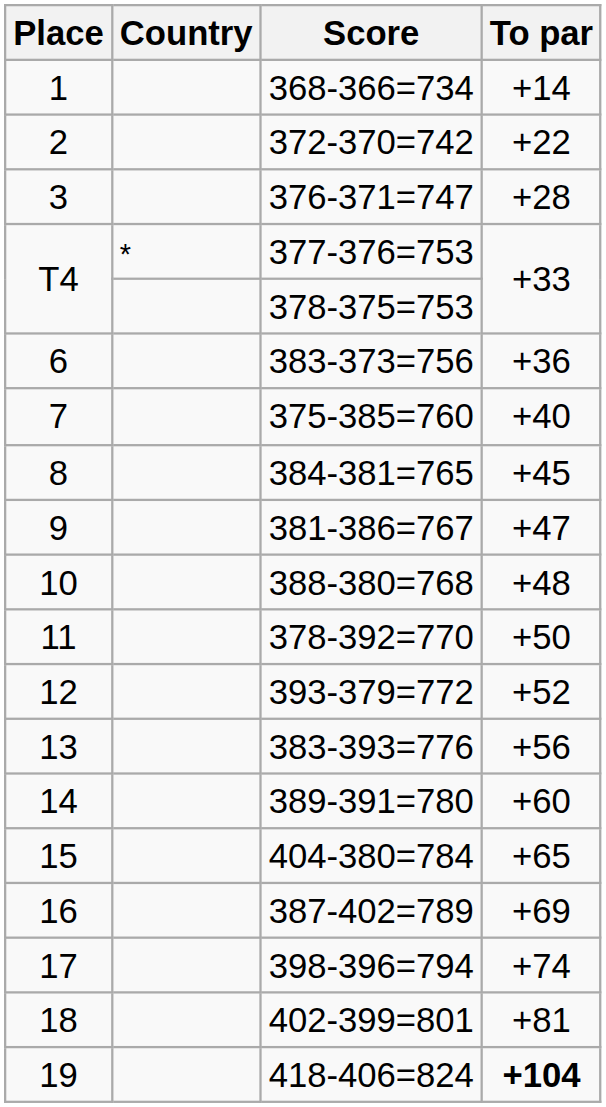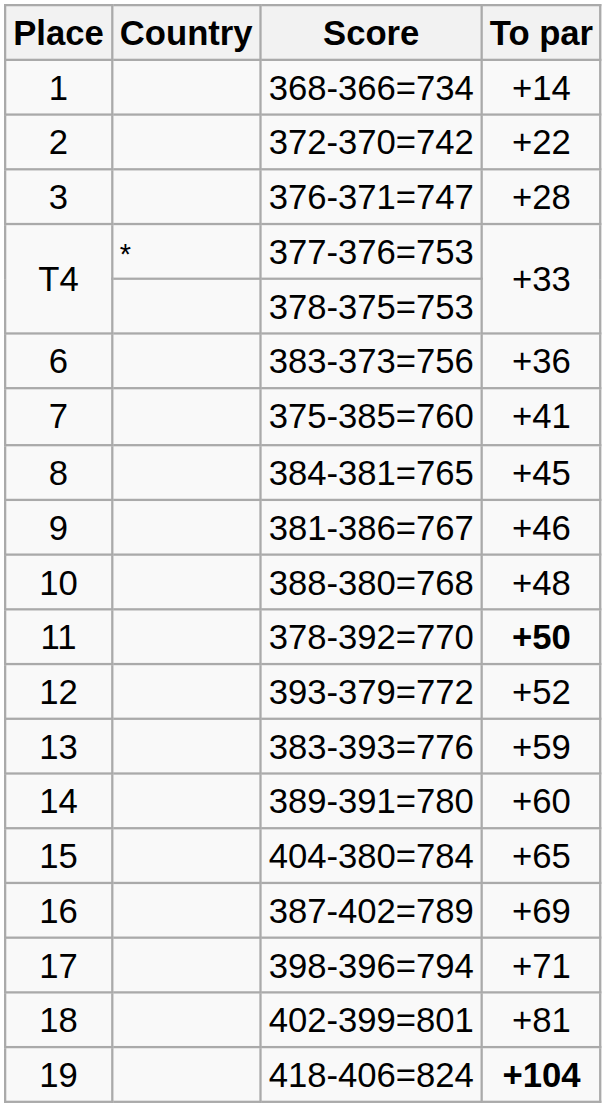(541, 417) +40 -> (541, 417) +41
(541, 527) +47 -> (541, 527) +46
(541, 636) normal -> (541, 636) bold
(541, 746) +56 -> (541, 746) +59
(541, 965) +74 -> (541, 965) +71
